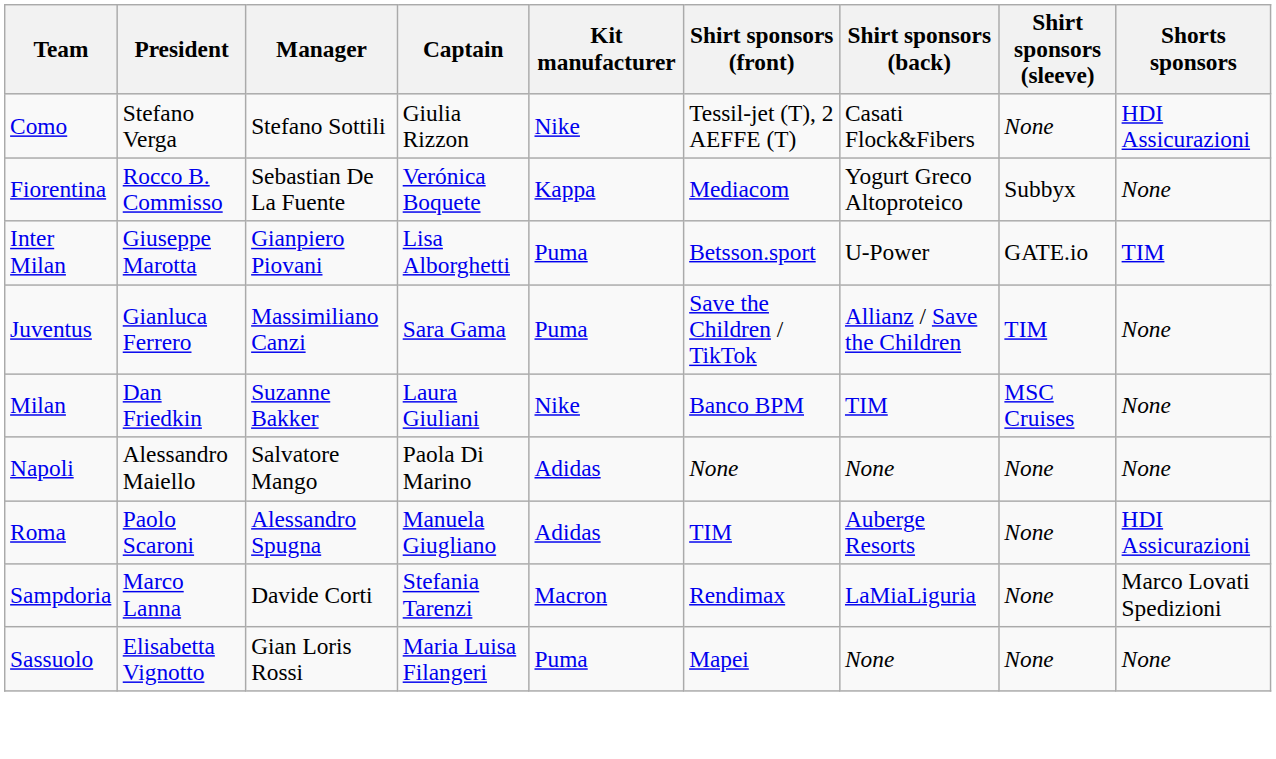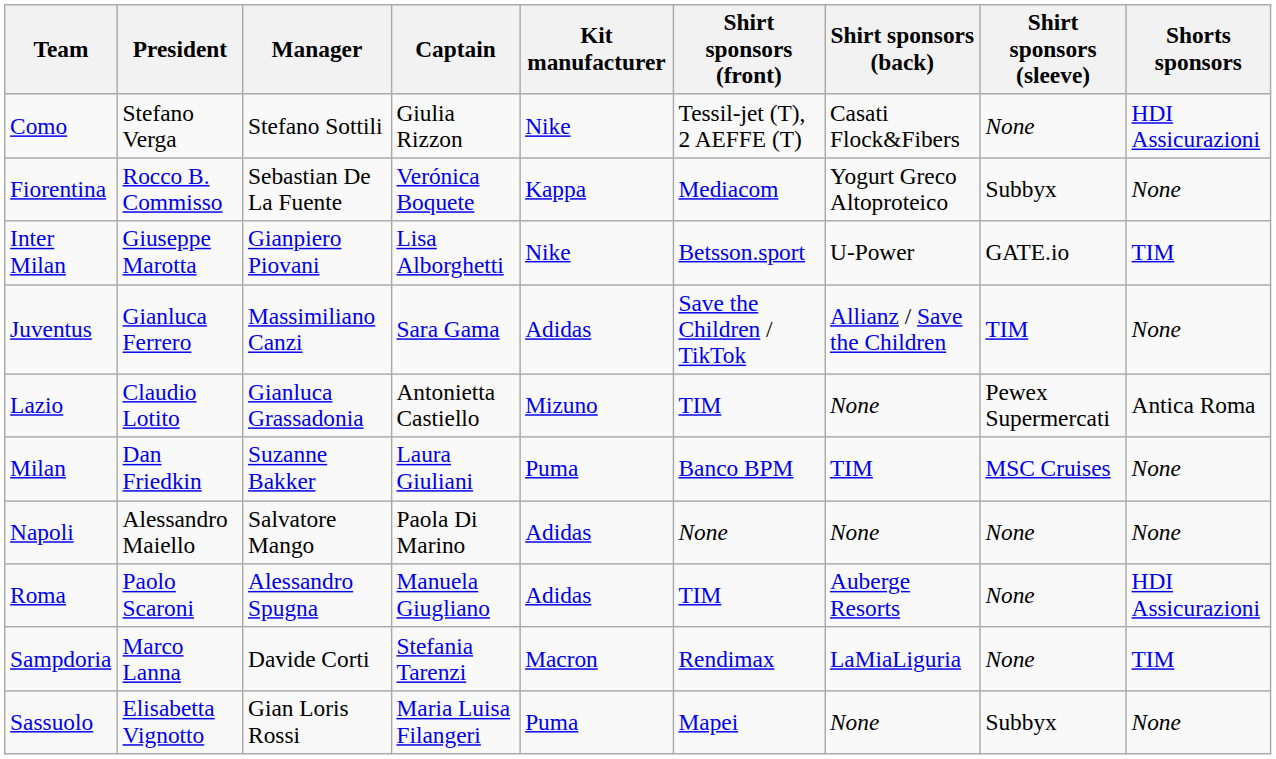(561, 252) Puma -> (548, 252) Nike
(561, 328) Puma -> (558, 328) Adidas
+ row: (37, 405)
(557, 405) Nike -> (552, 468) Puma
(1186, 595) Marco Lovati Spedizioni -> (1153, 658) TIM
(1029, 658) None -> (1021, 721) Subbyx
